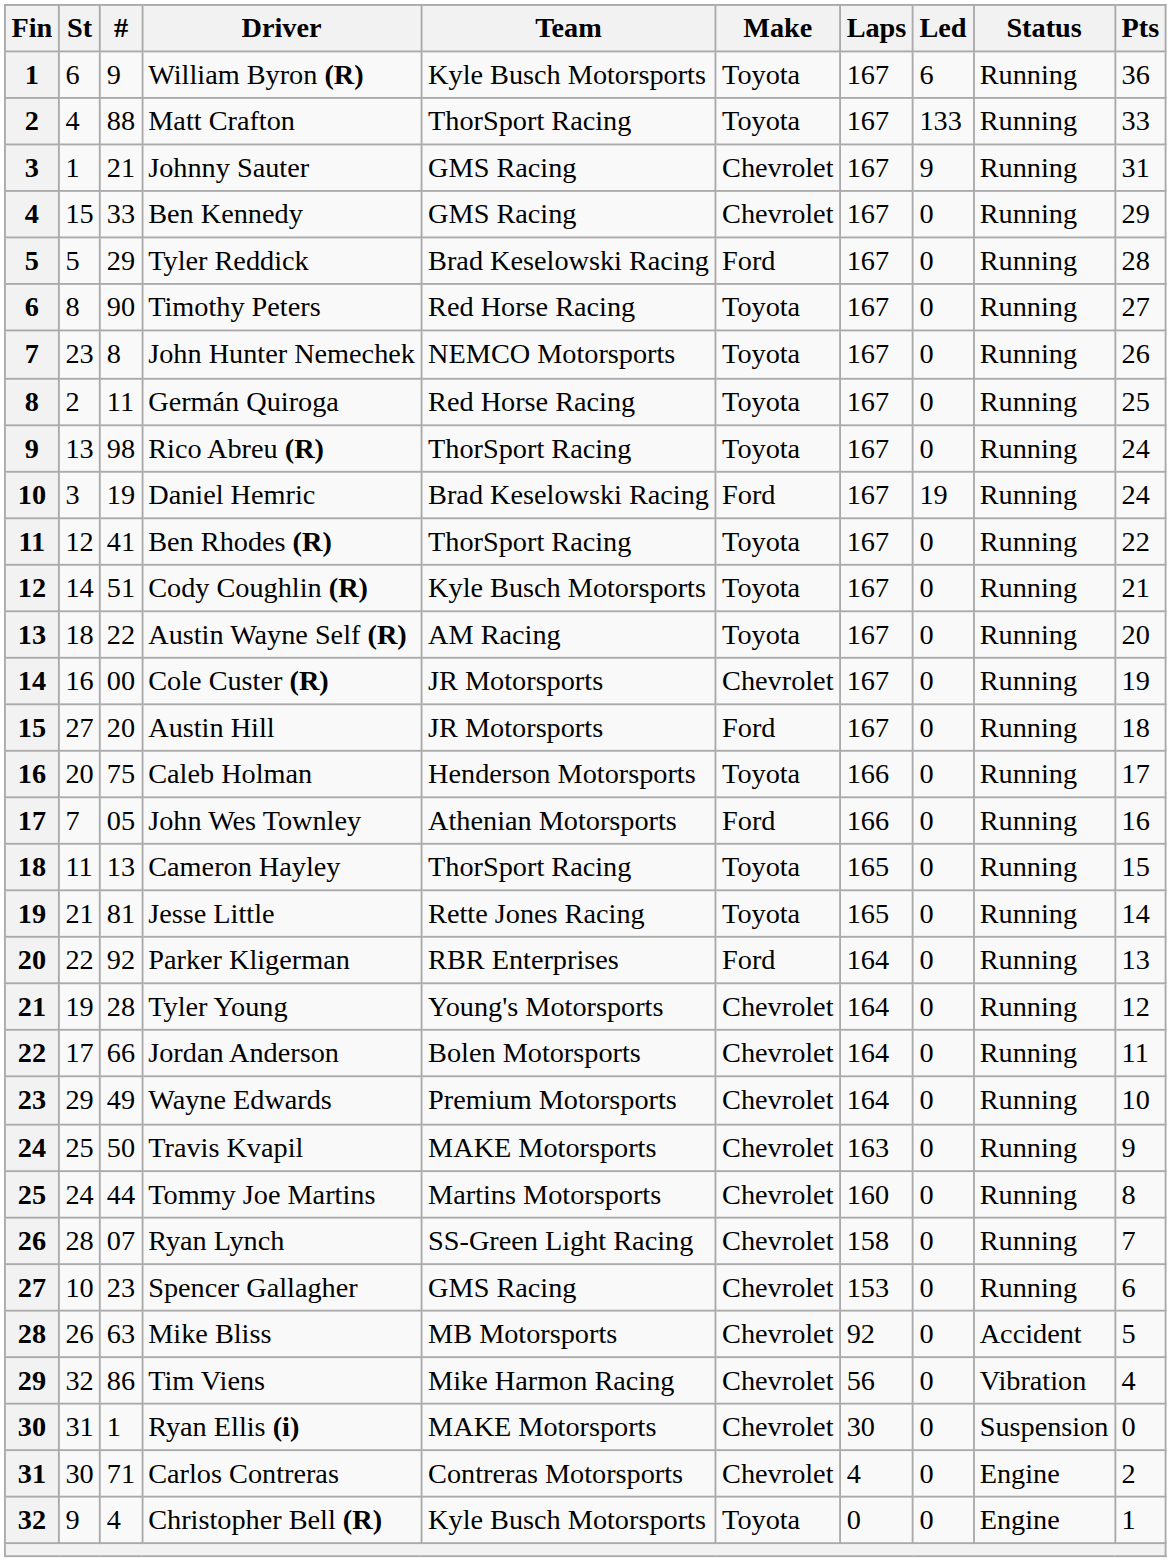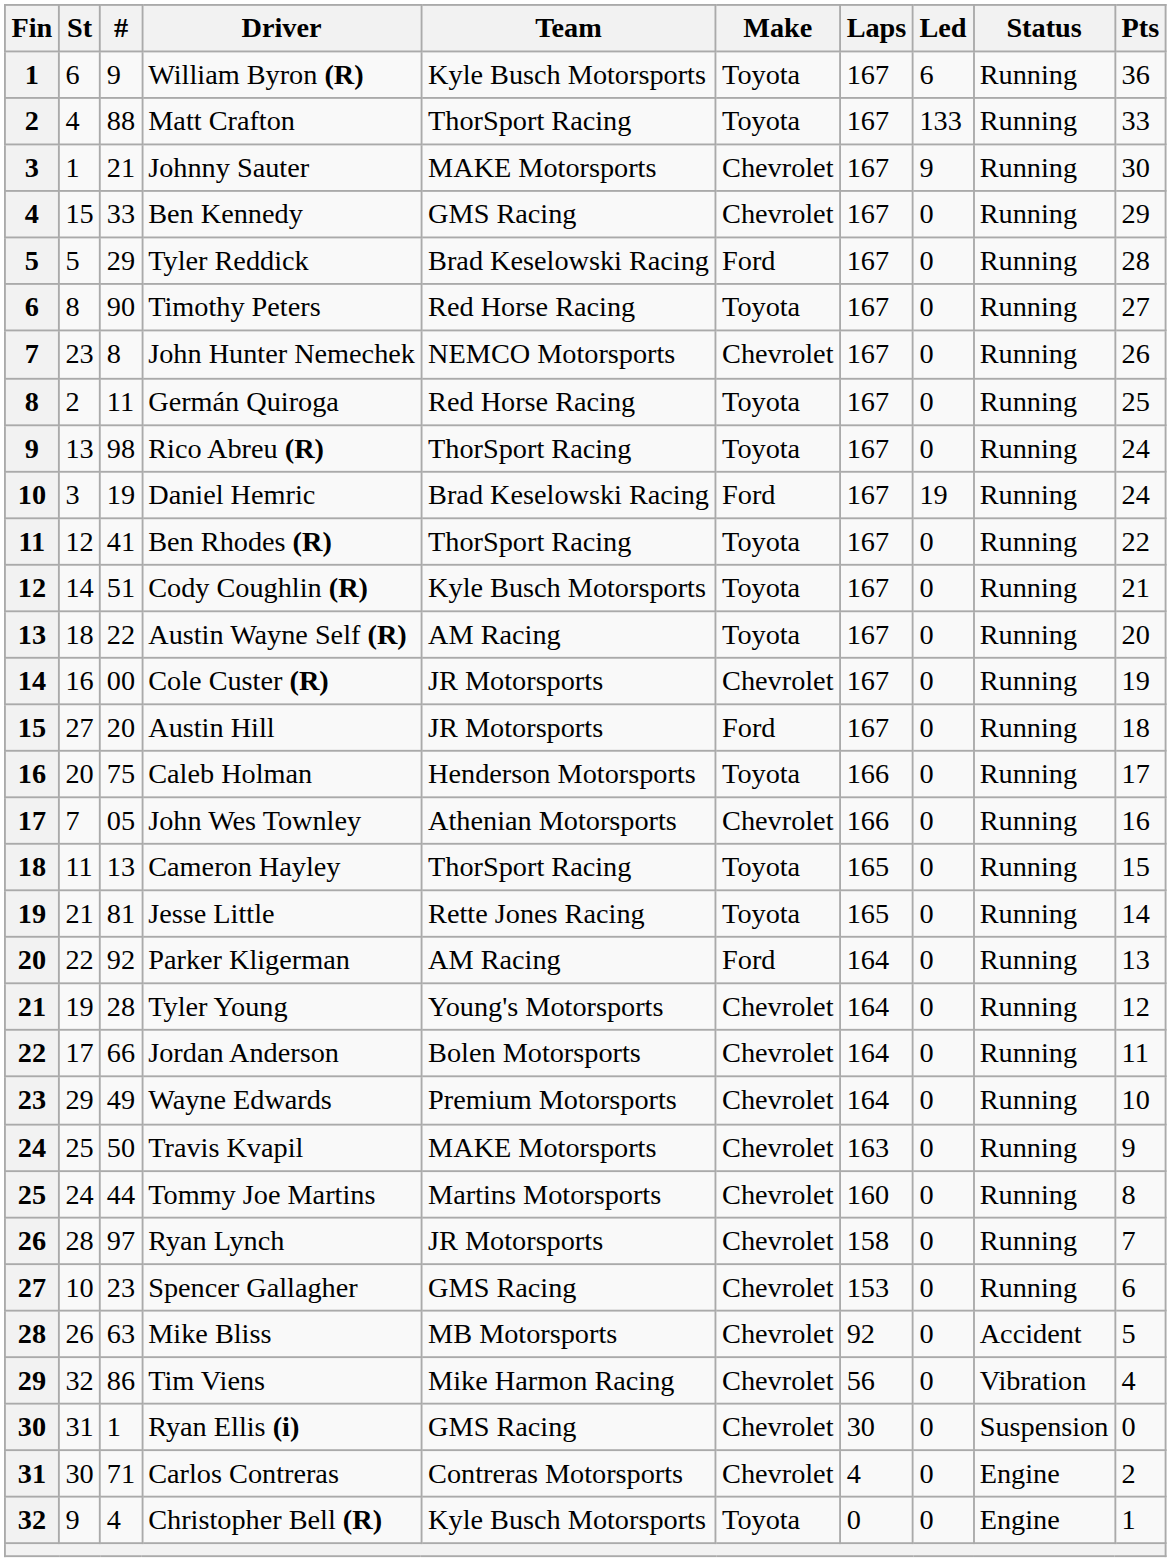(502, 167) GMS Racing -> (542, 167) MAKE Motorsports
(1136, 167) 31 -> (1136, 167) 30
(761, 354) Toyota -> (778, 354) Chevrolet
(749, 820) Ford -> (778, 820) Chevrolet
(523, 960) RBR Enterprises -> (494, 960) AM Racing
(121, 1240) 07 -> (121, 1240) 97
(561, 1240) SS-Green Light Racing -> (516, 1240) JR Motorsports
(542, 1426) MAKE Motorsports -> (502, 1426) GMS Racing
